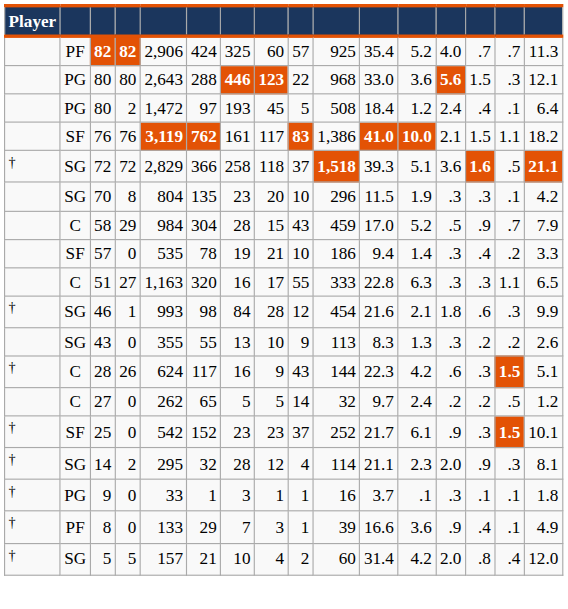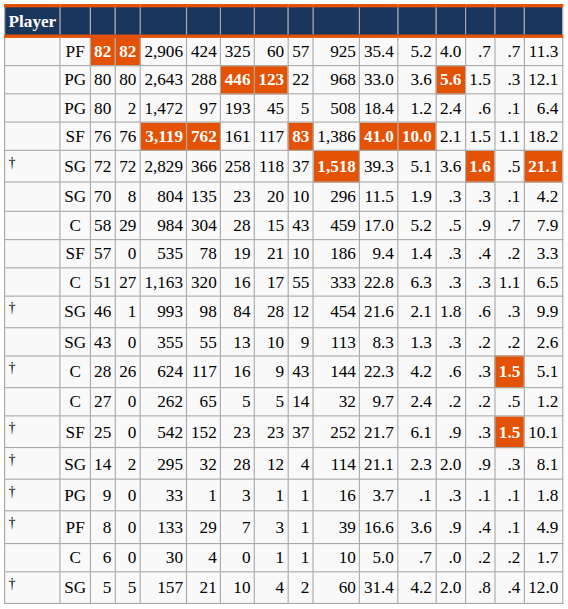(484, 108) .4 -> (484, 108) .6
+ row: (107, 557)
